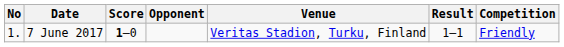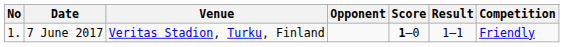columns swapped: (318, 14) <-> (126, 14)
